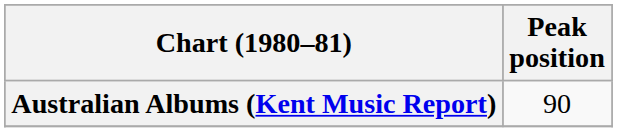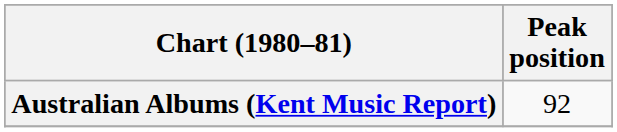(557, 103) 90 -> (557, 103) 92
